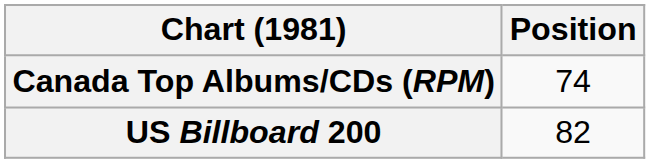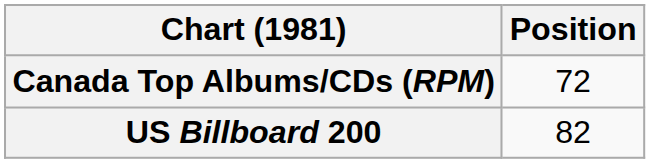(573, 81) 74 -> (573, 81) 72
